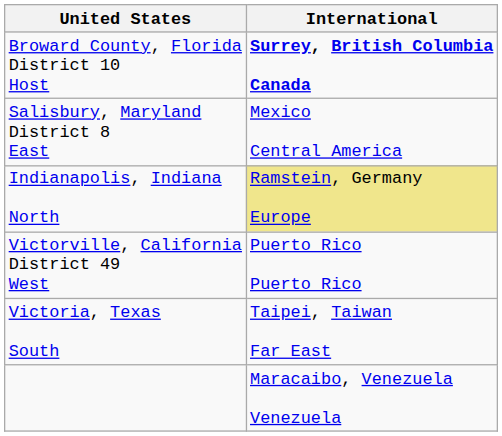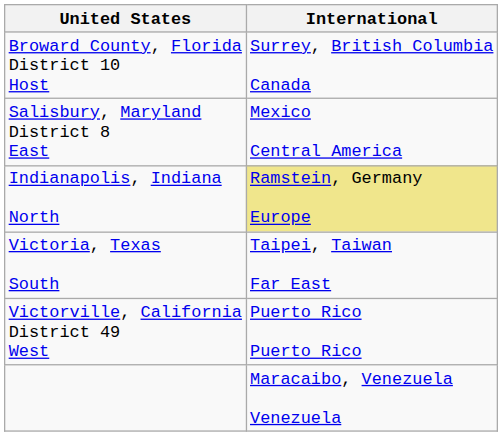(372, 65) bold -> (372, 65) normal
rows swapped: (85, 332) <-> (125, 265)
